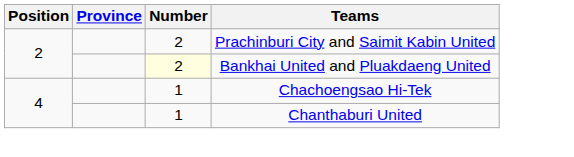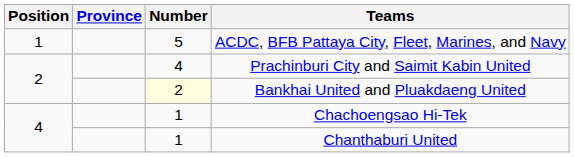+ row: (390, 41)
(178, 41) 2 -> (178, 66) 4
